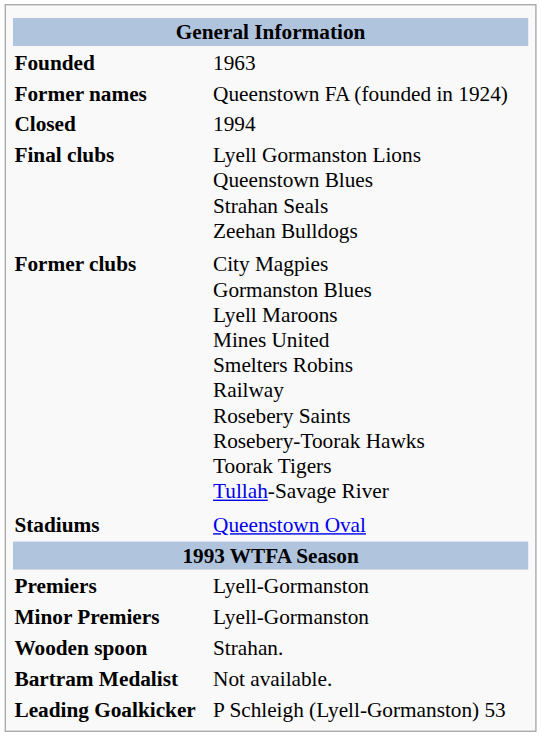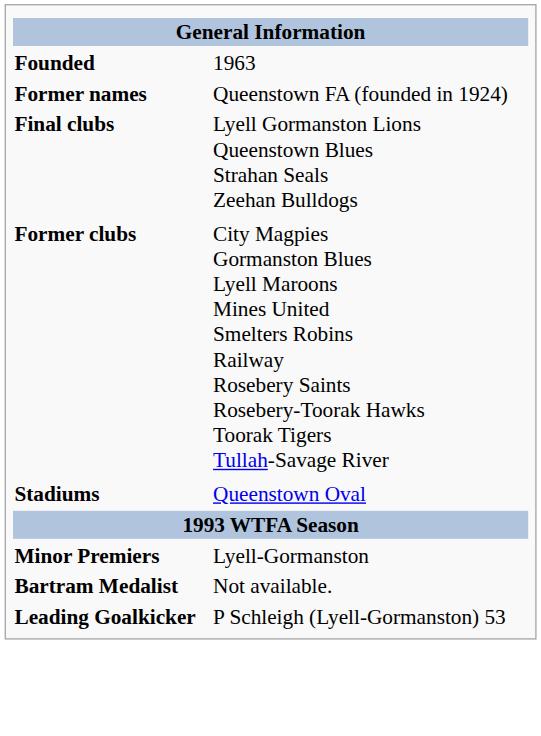- row: (45, 124)
- row: (56, 586)
- row: (81, 647)
